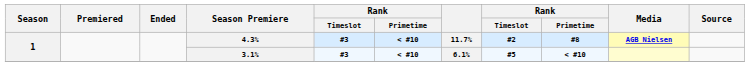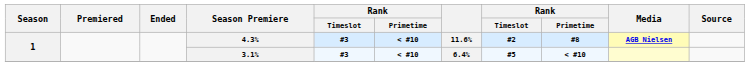(461, 40) 11.7% -> (461, 40) 11.6%
(461, 54) 6.1% -> (461, 54) 6.4%
